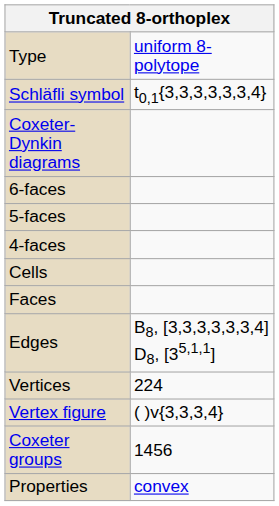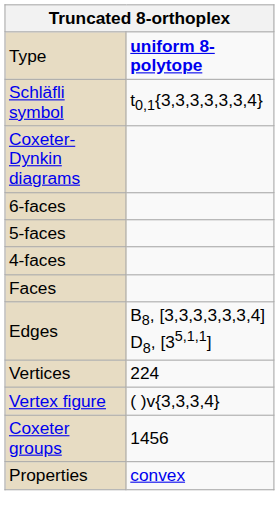(173, 55) normal -> (173, 55) bold
- row: (28, 272)
